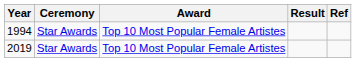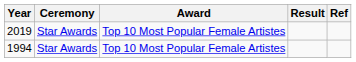rows swapped: (19, 31) <-> (19, 48)
